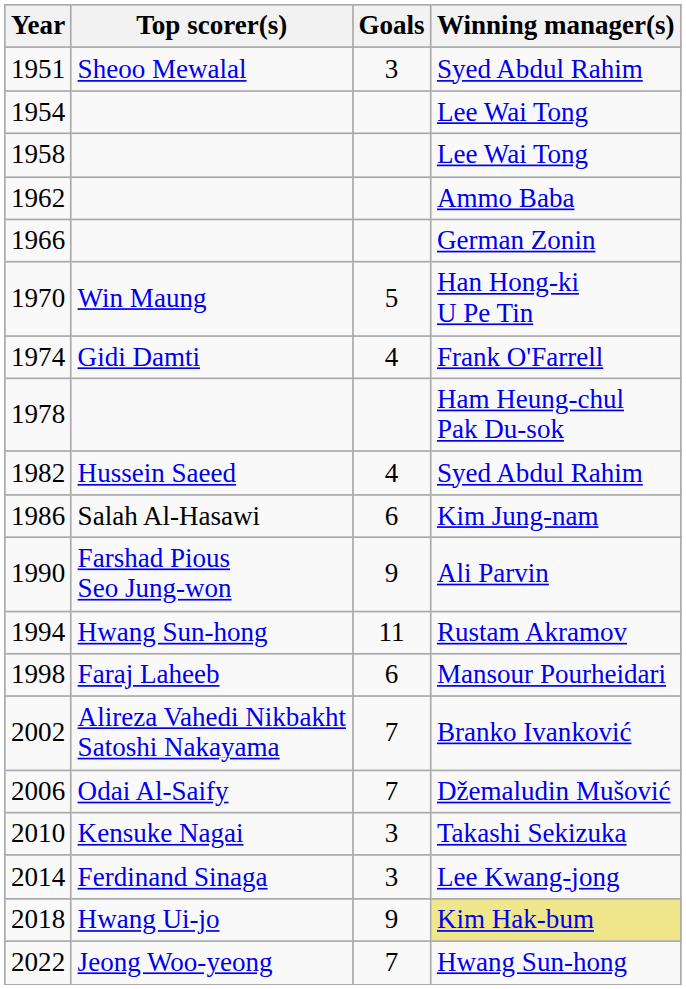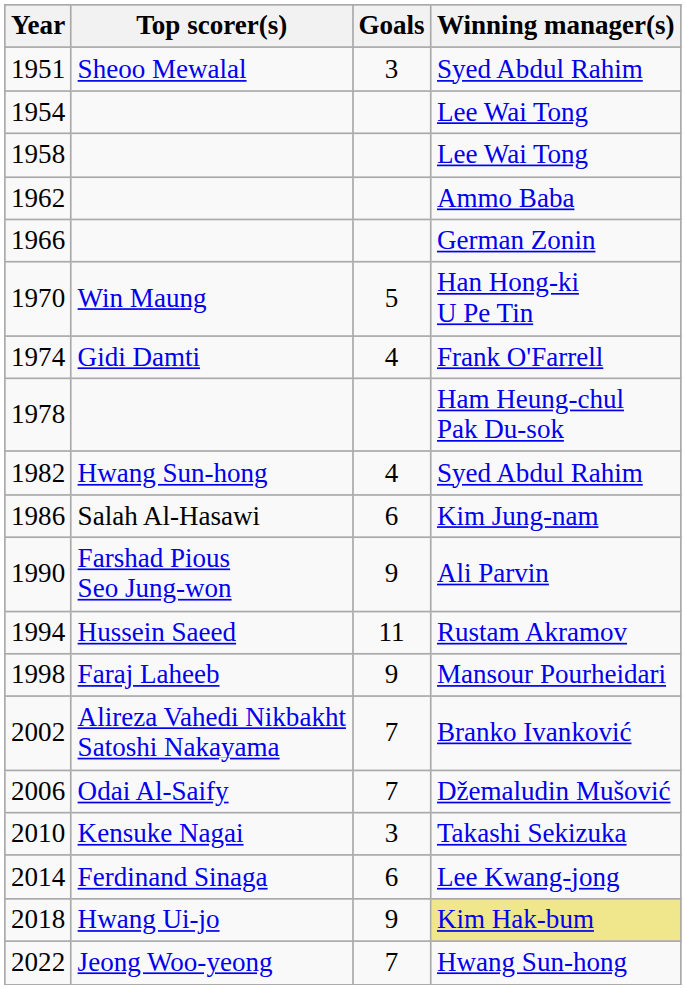(157, 472) Hussein Saeed -> (173, 472) Hwang Sun-hong
(173, 631) Hwang Sun-hong -> (157, 631) Hussein Saeed
(391, 674) 6 -> (391, 674) 9
(391, 876) 3 -> (391, 876) 6
